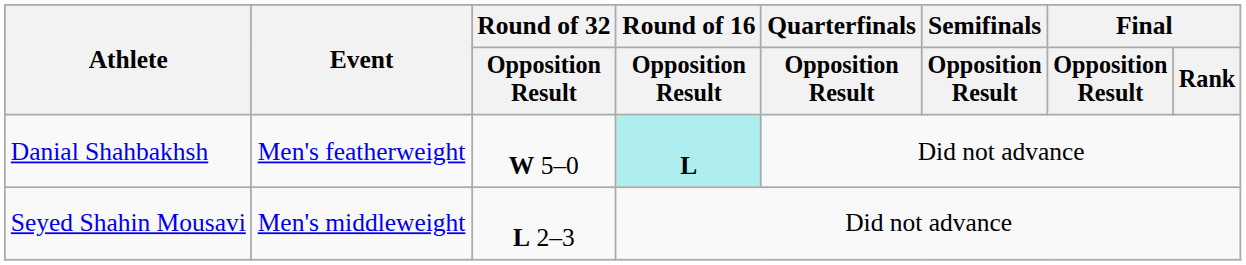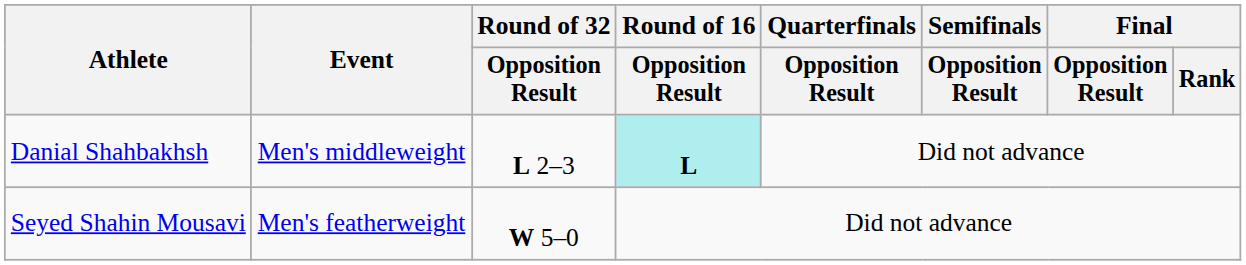(362, 151) Men's featherweight -> (362, 151) Men's middleweight
(544, 166) W 5–0 -> (544, 166) L 2–3
(362, 223) Men's middleweight -> (362, 223) Men's featherweight
(544, 238) L 2–3 -> (544, 238) W 5–0
